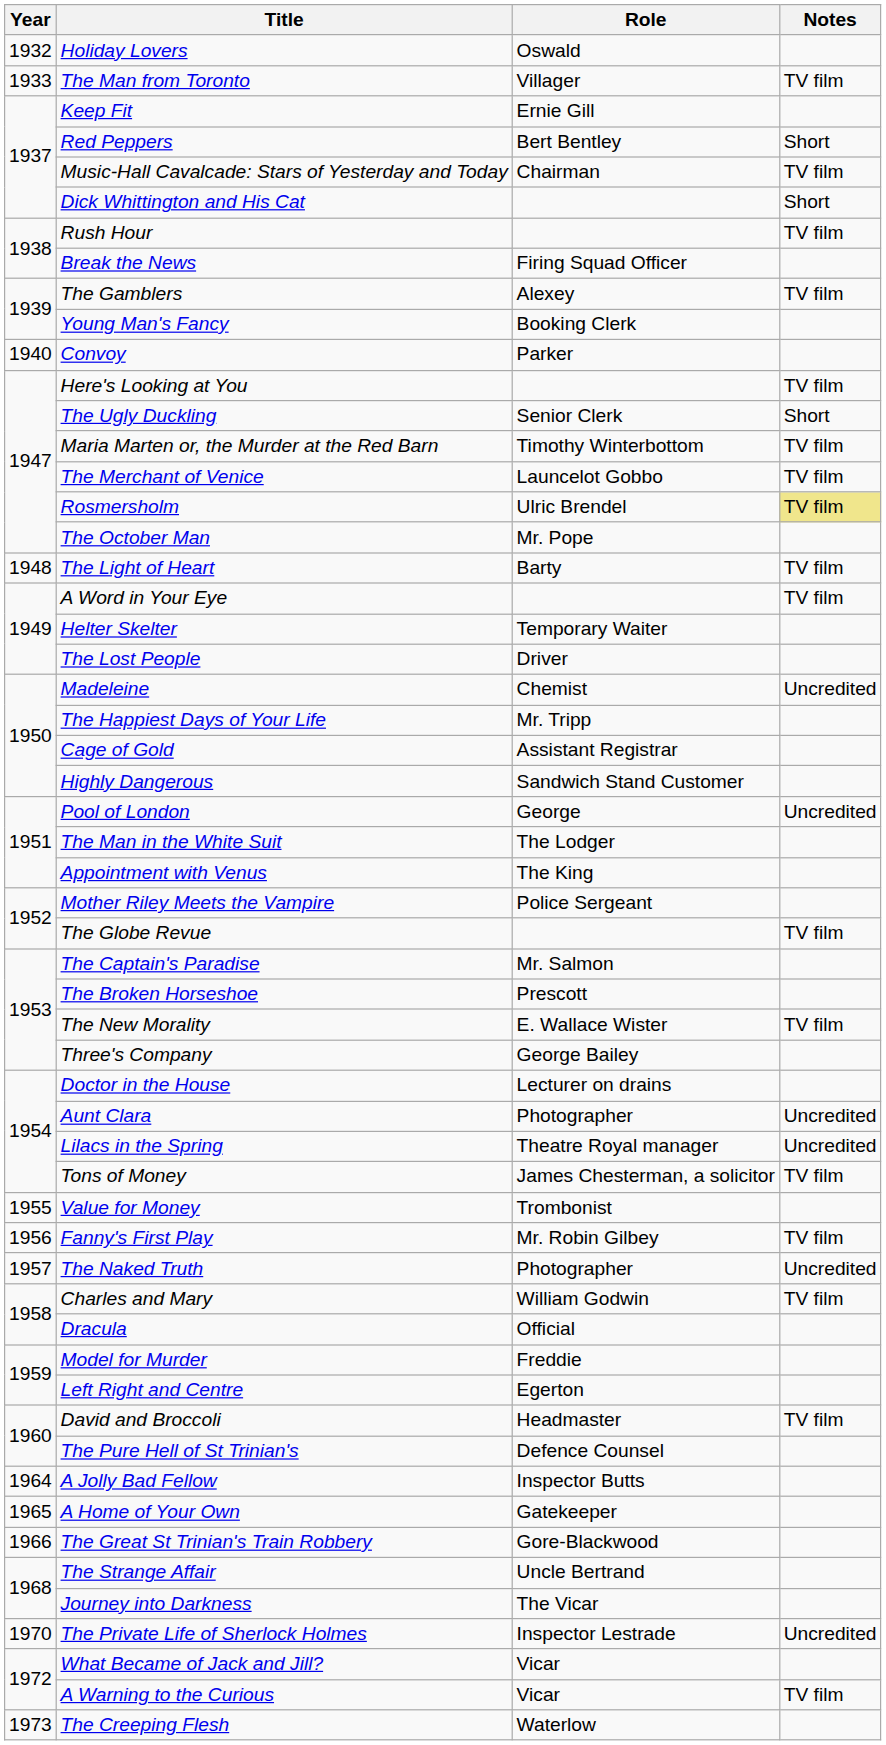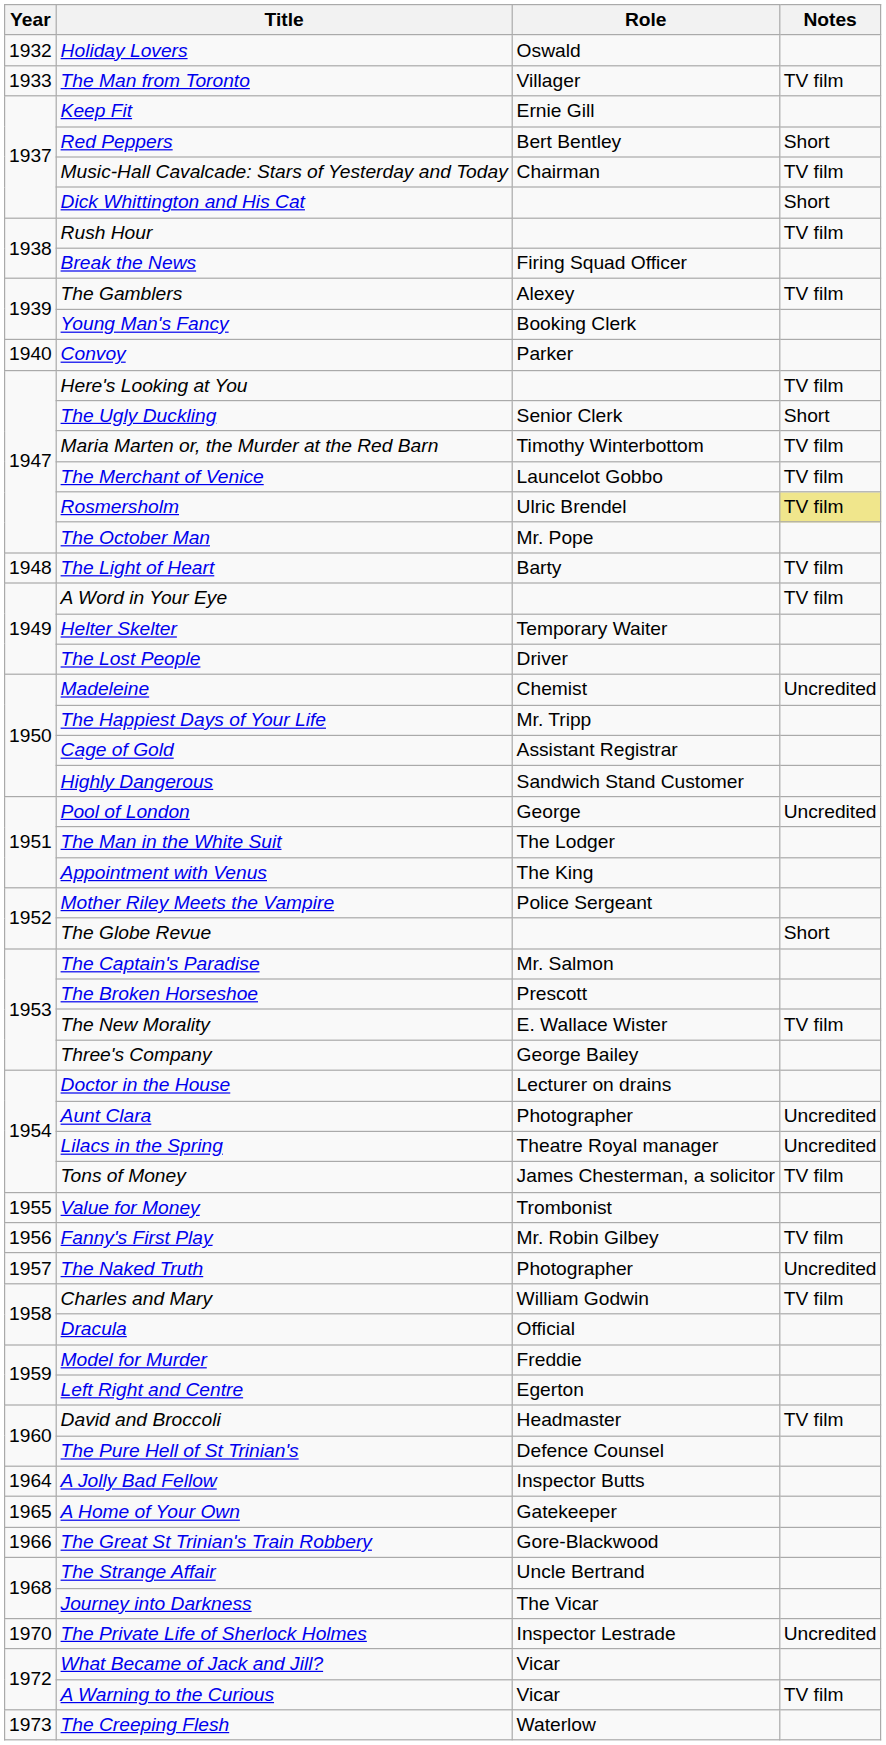(814, 933) TV film -> (807, 933) Short
